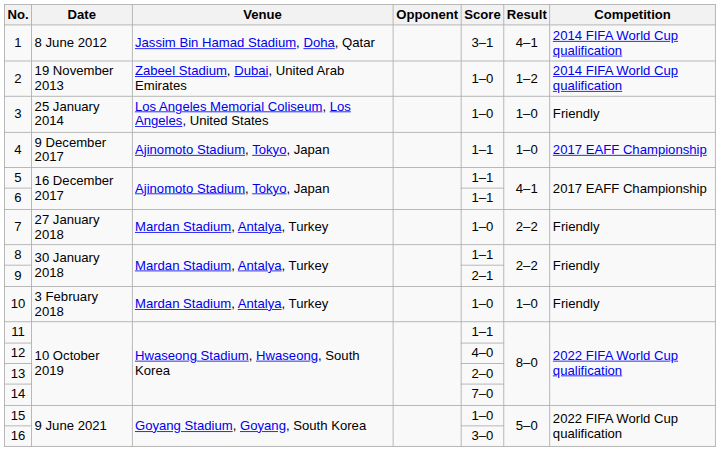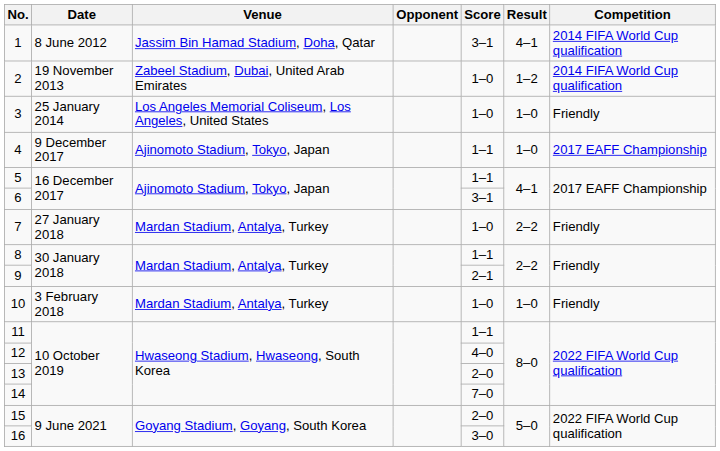(482, 198) 1–1 -> (482, 198) 3–1
(482, 415) 1–0 -> (482, 415) 2–0
